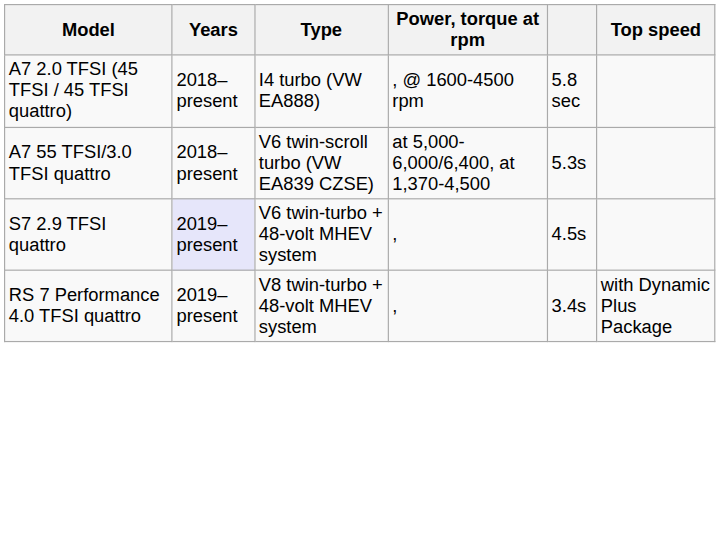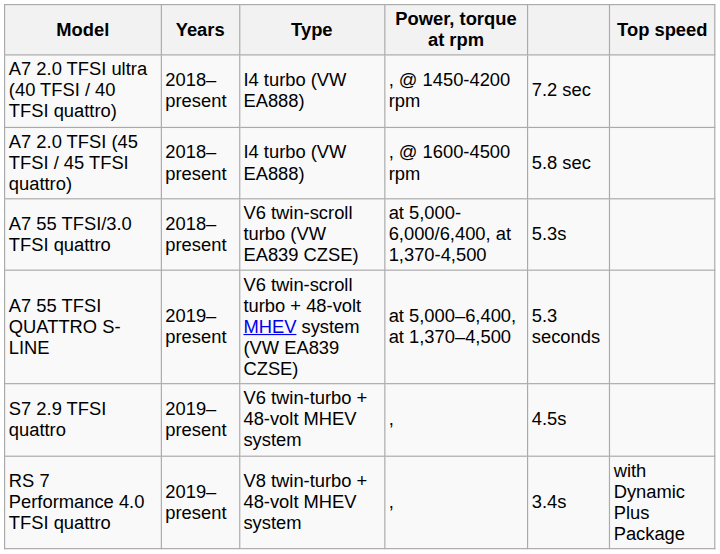+ row: (78, 90)
+ row: (65, 326)
(207, 233) lavender background -> (196, 419) no background
